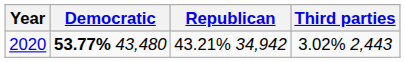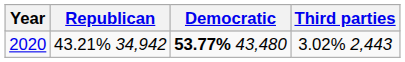columns swapped: (110, 18) <-> (230, 18)
